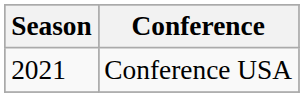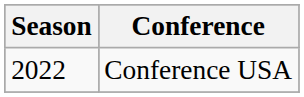(39, 69) 2021 -> (39, 69) 2022
